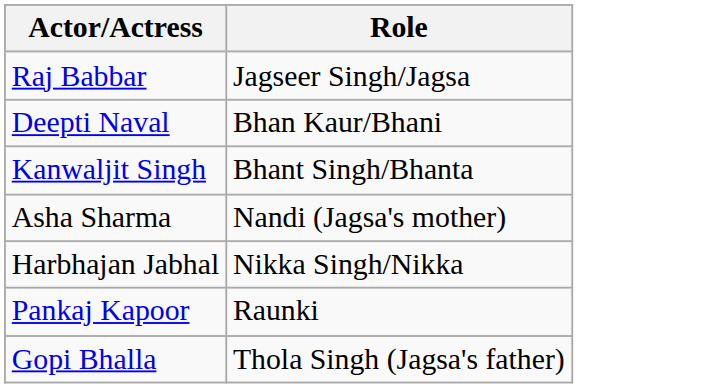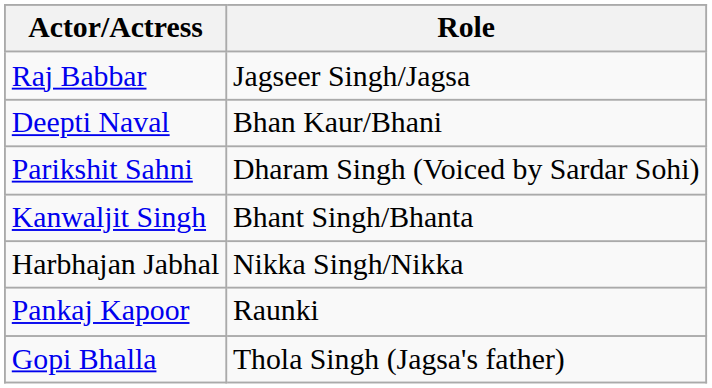+ row: (102, 169)
- row: (92, 216)
